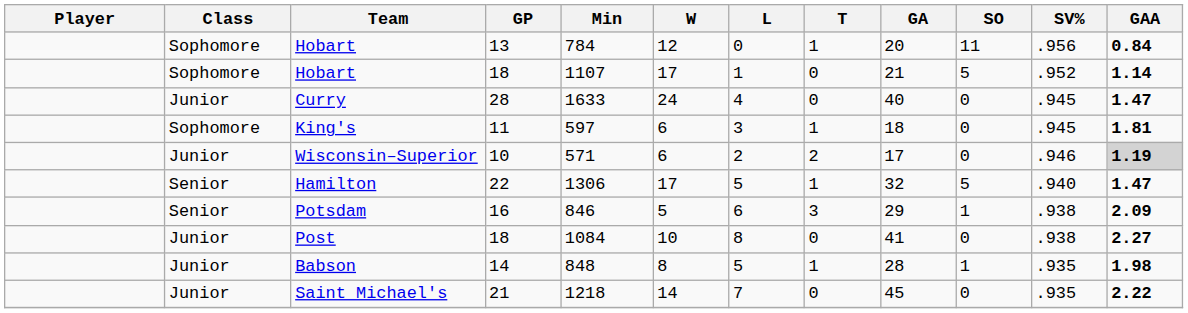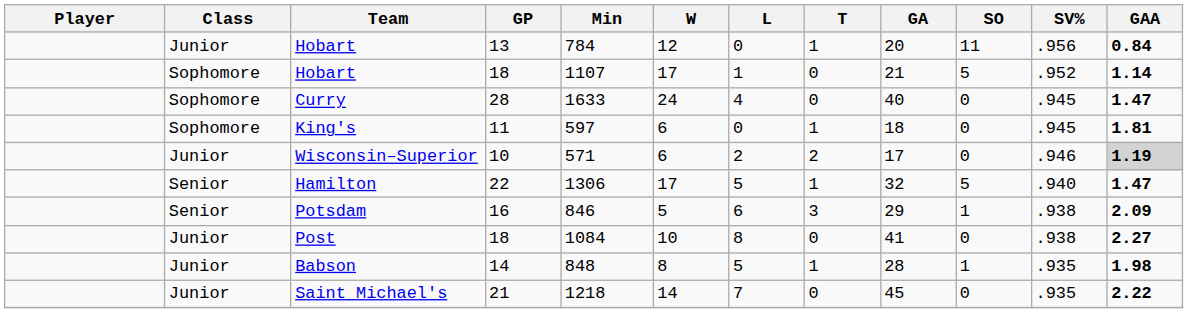(214, 46) Sophomore -> (199, 46) Junior
(199, 101) Junior -> (214, 101) Sophomore
(738, 129) 3 -> (738, 129) 0
